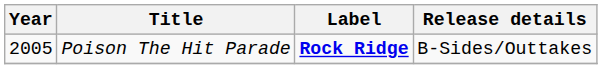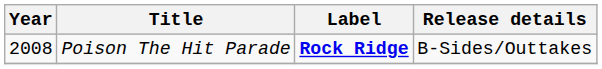(31, 49) 2005 -> (31, 49) 2008
